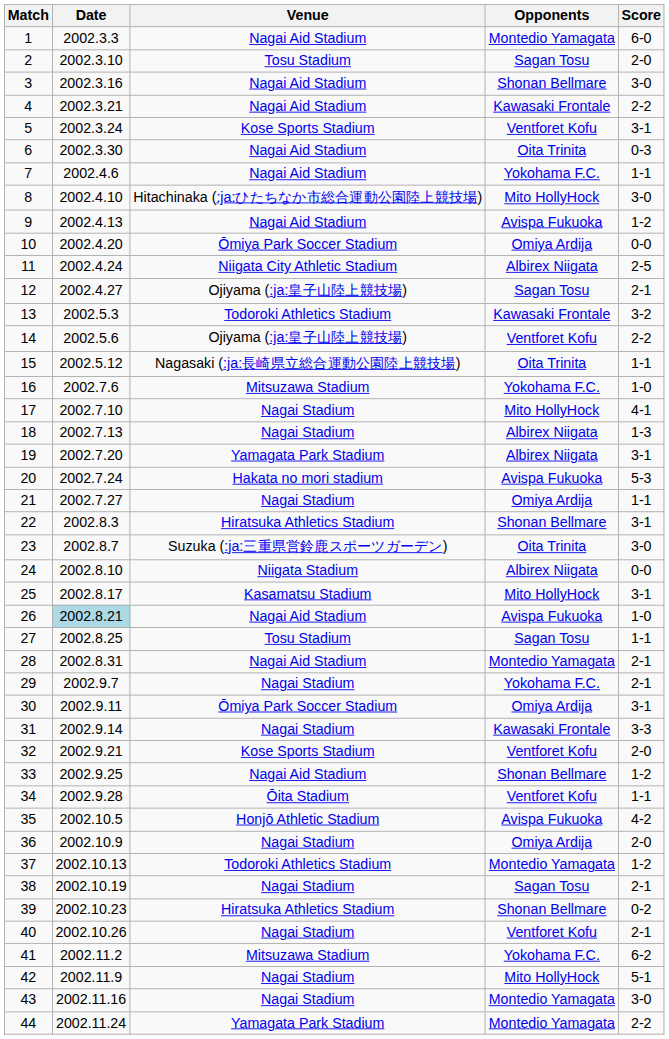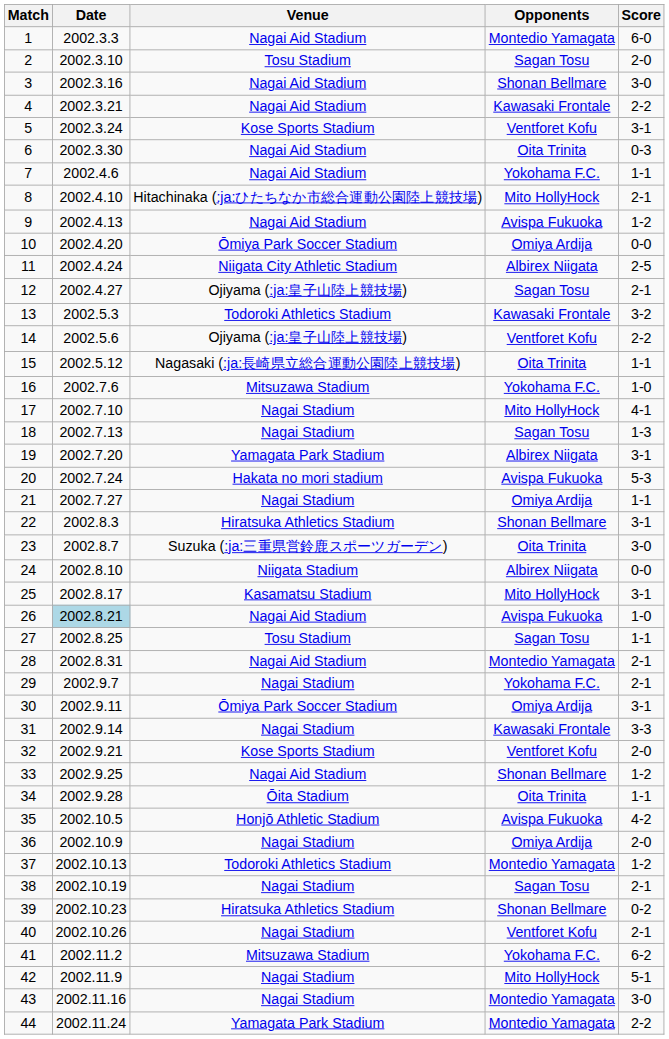(641, 197) 3-0 -> (641, 197) 2-1
(552, 432) Albirex Niigata -> (552, 432) Sagan Tosu
(552, 796) Ventforet Kofu -> (552, 796) Oita Trinita
